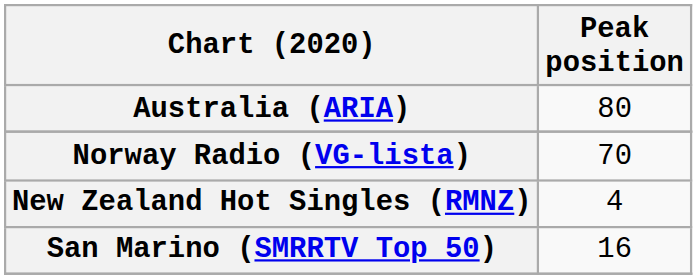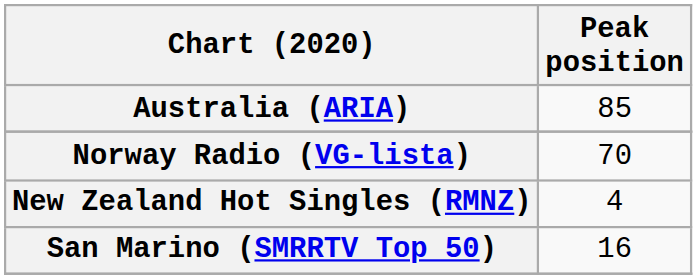(615, 109) 80 -> (615, 109) 85
